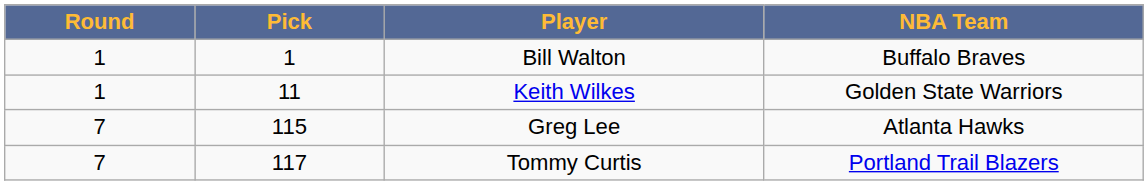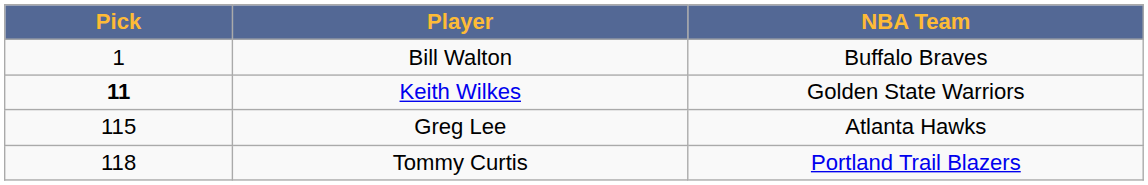- column: (100, 22)
(289, 92) normal -> (119, 92) bold
(289, 162) 117 -> (119, 162) 118
